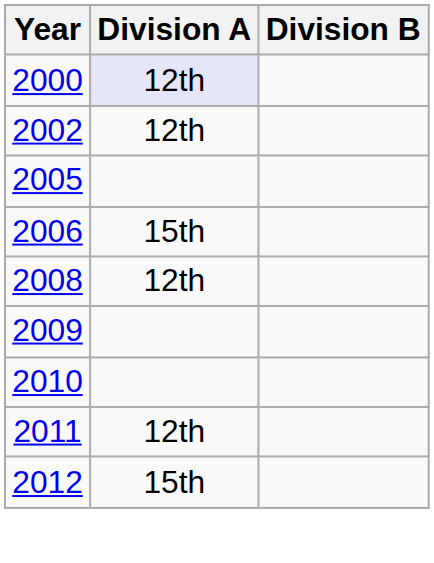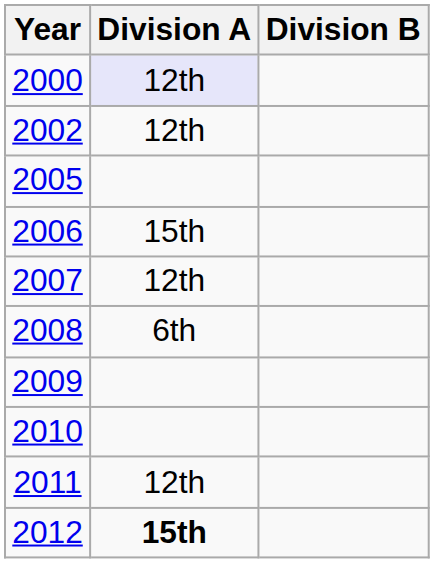+ row: (48, 280)
(174, 280) 12th -> (174, 331) 6th
(174, 481) normal -> (174, 532) bold
